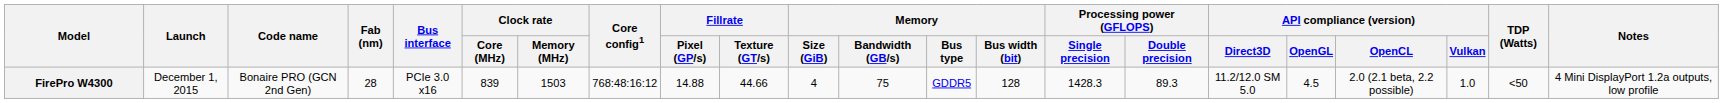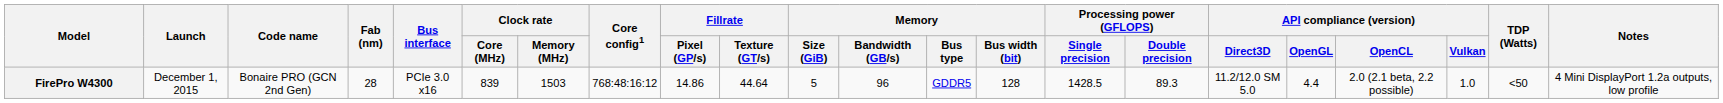(690, 83) 14.88 -> (690, 83) 14.86
(754, 83) 44.66 -> (754, 83) 44.64
(814, 83) 4 -> (814, 83) 5
(883, 83) 75 -> (883, 83) 96
(1085, 83) 1428.3 -> (1085, 83) 1428.5
(1311, 83) 4.5 -> (1311, 83) 4.4
